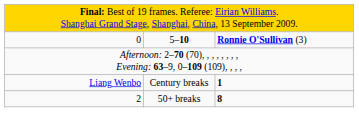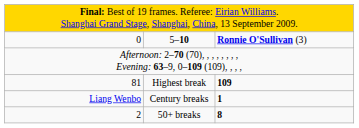+ row: (179, 83)
